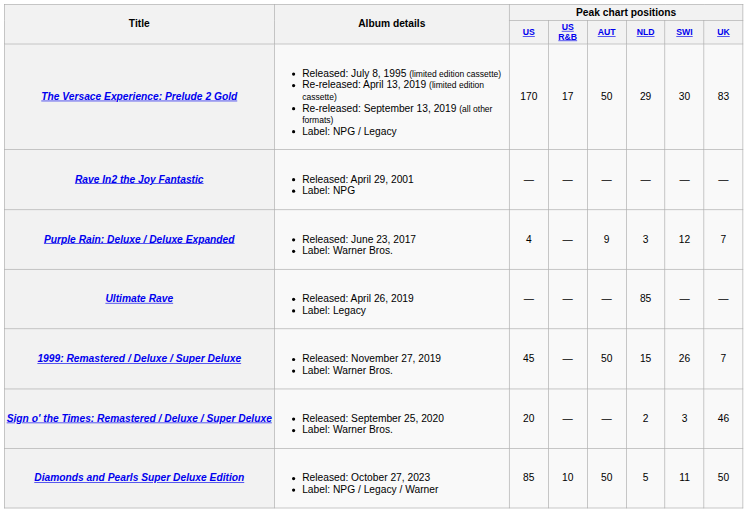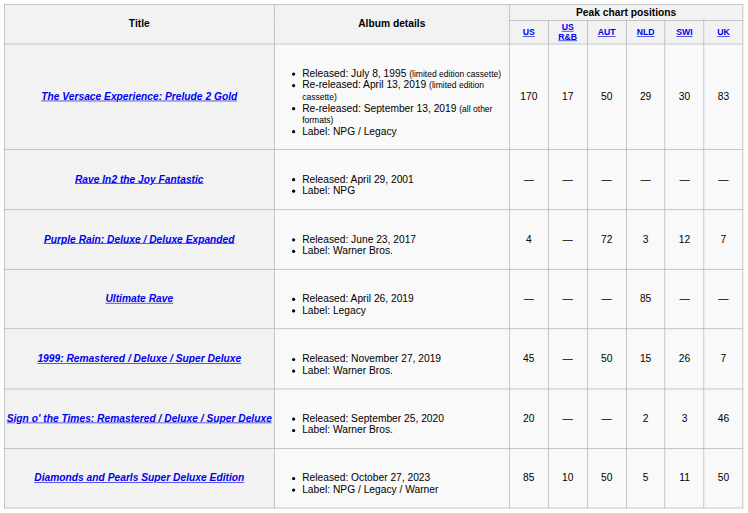(607, 239) 9 -> (607, 239) 72
